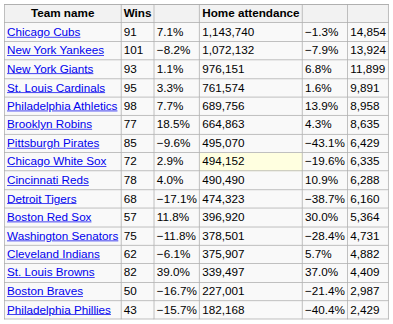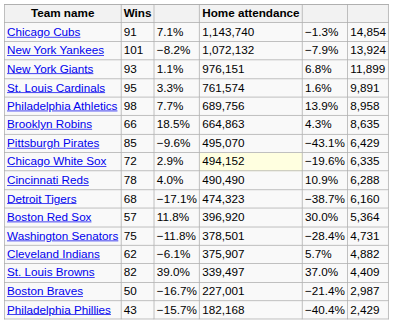(130, 124) 77 -> (130, 124) 66
